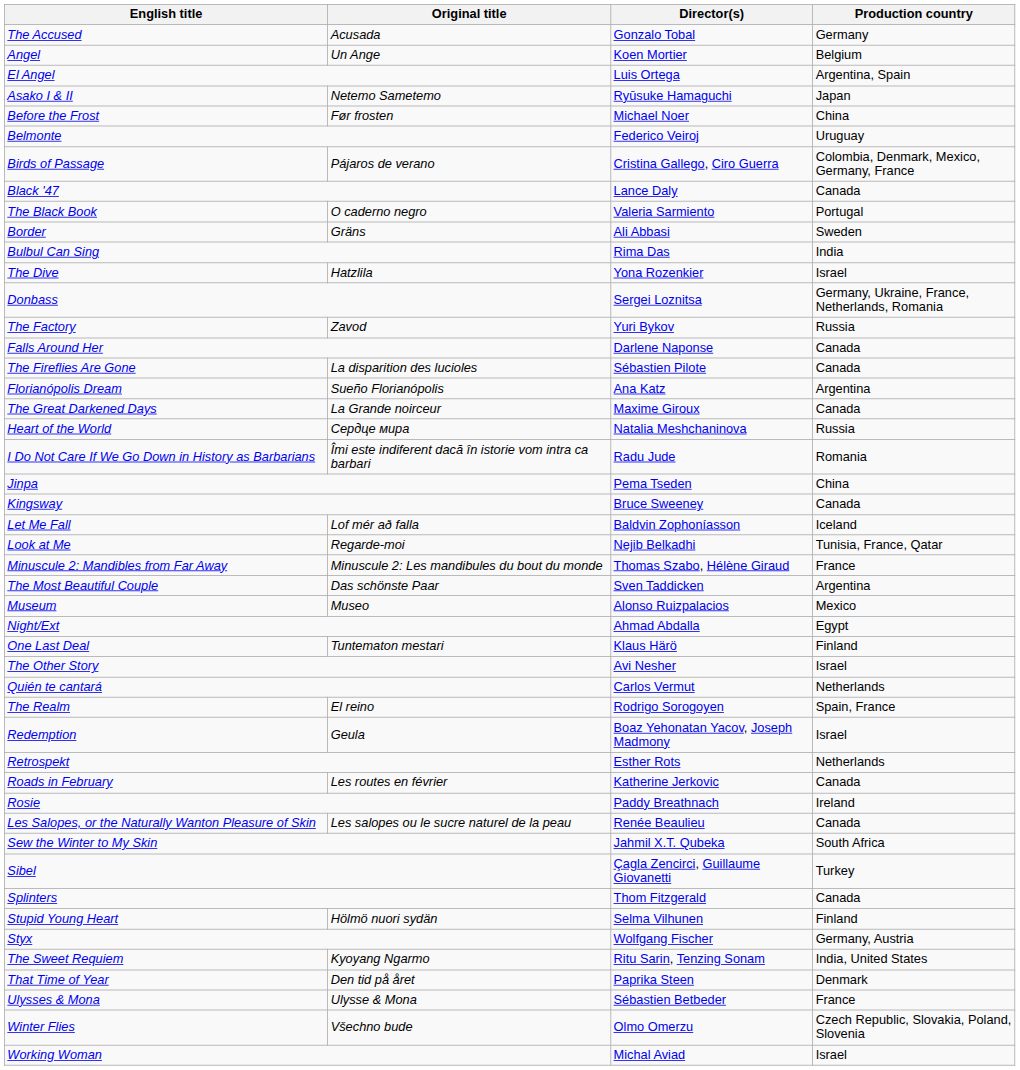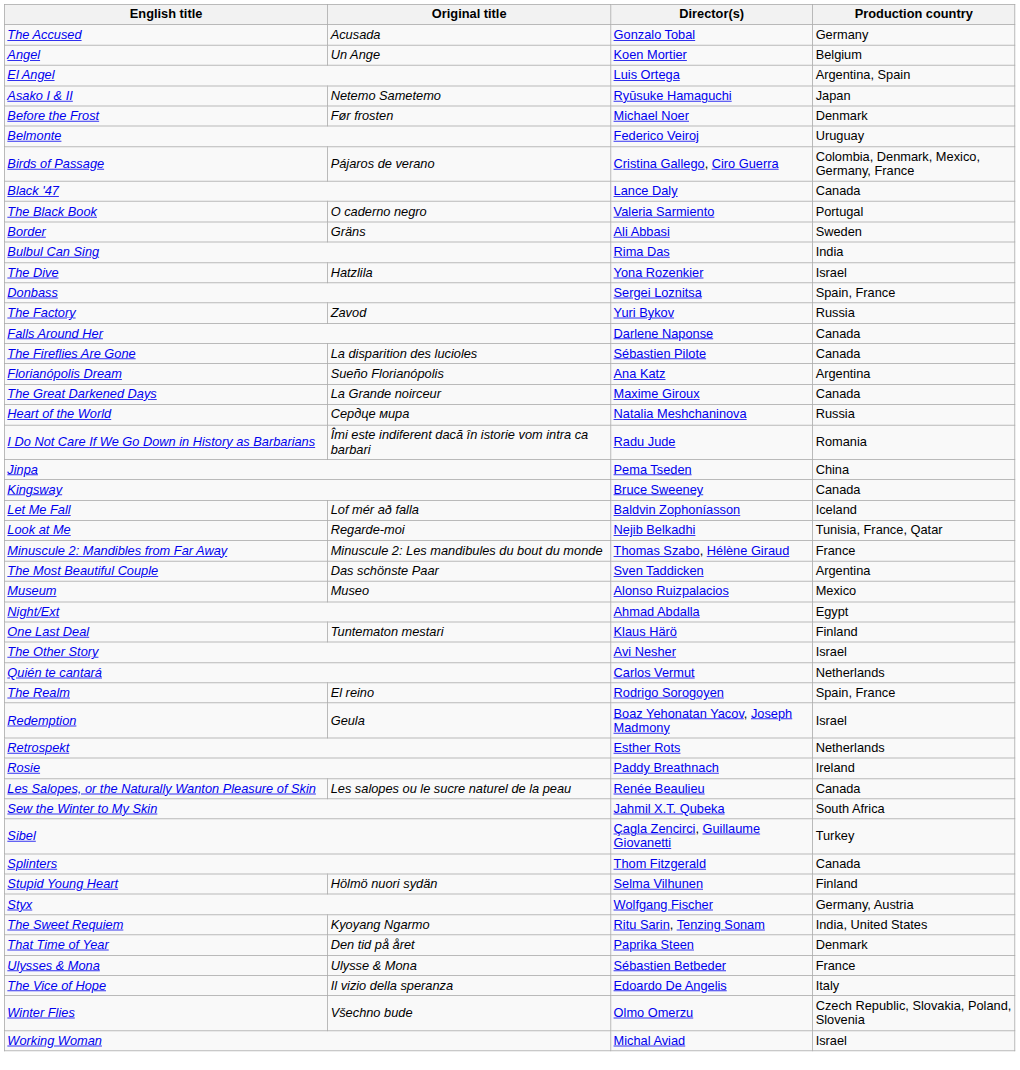(832, 116) China -> (842, 116) Denmark
(892, 300) Germany, Ukraine, France, Netherlands, Romania -> (855, 292) Spain, France
- row: (60, 782)
+ row: (57, 985)
